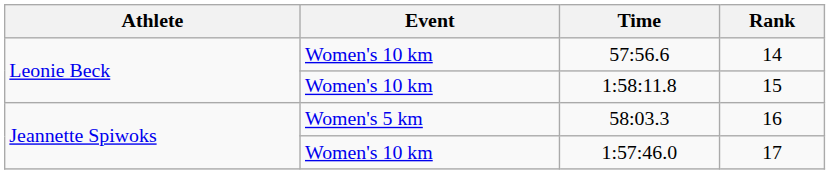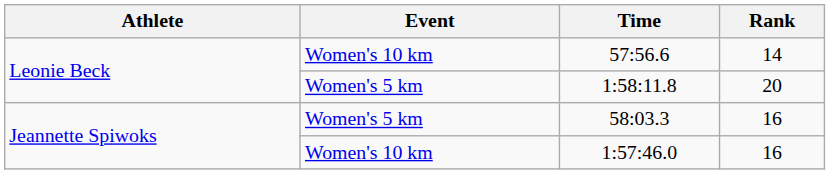(369, 86) Women's 10 km -> (364, 86) Women's 5 km
(772, 86) 15 -> (772, 86) 20
(772, 152) 17 -> (772, 152) 16
